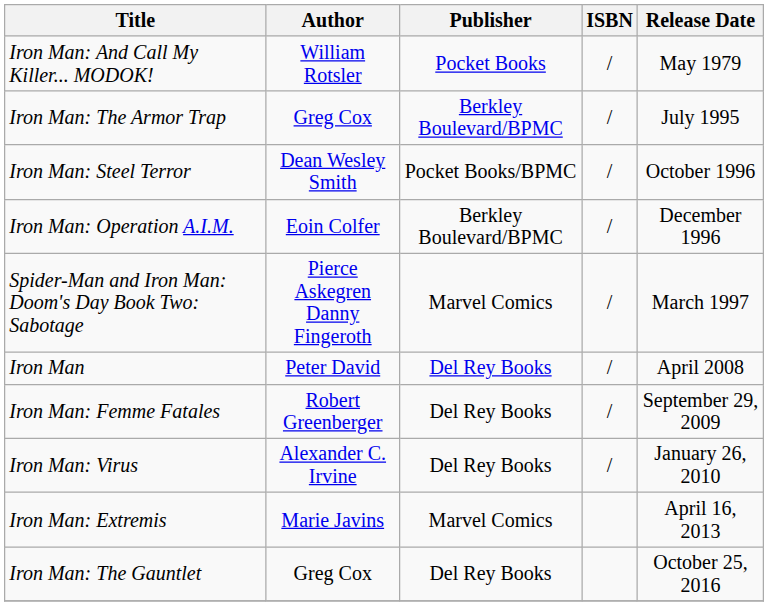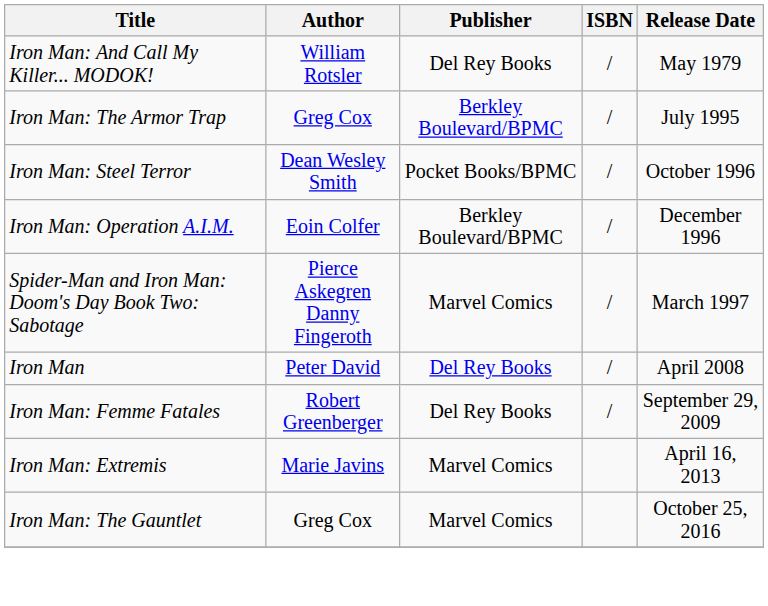(491, 63) Pocket Books -> (491, 63) Del Rey Books
- row: (74, 465)
(491, 573) Del Rey Books -> (491, 519) Marvel Comics
